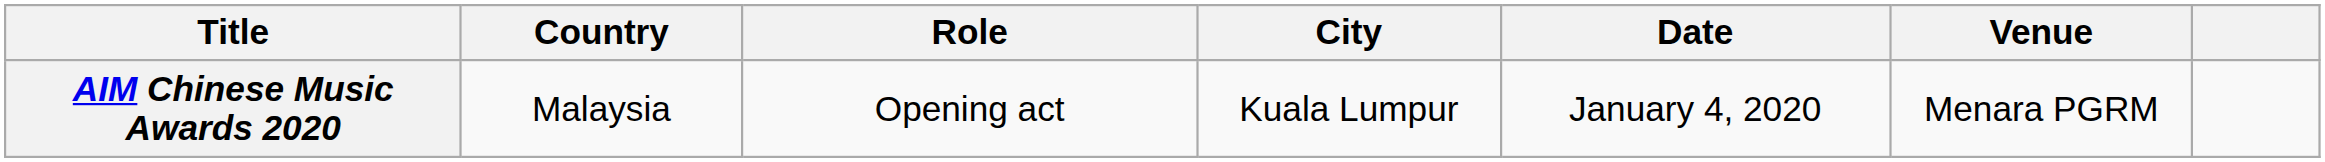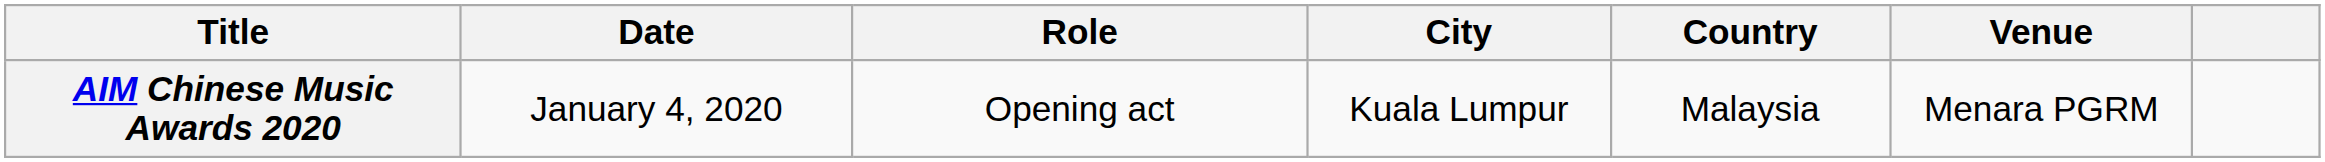columns swapped: (1695, 32) <-> (601, 32)
